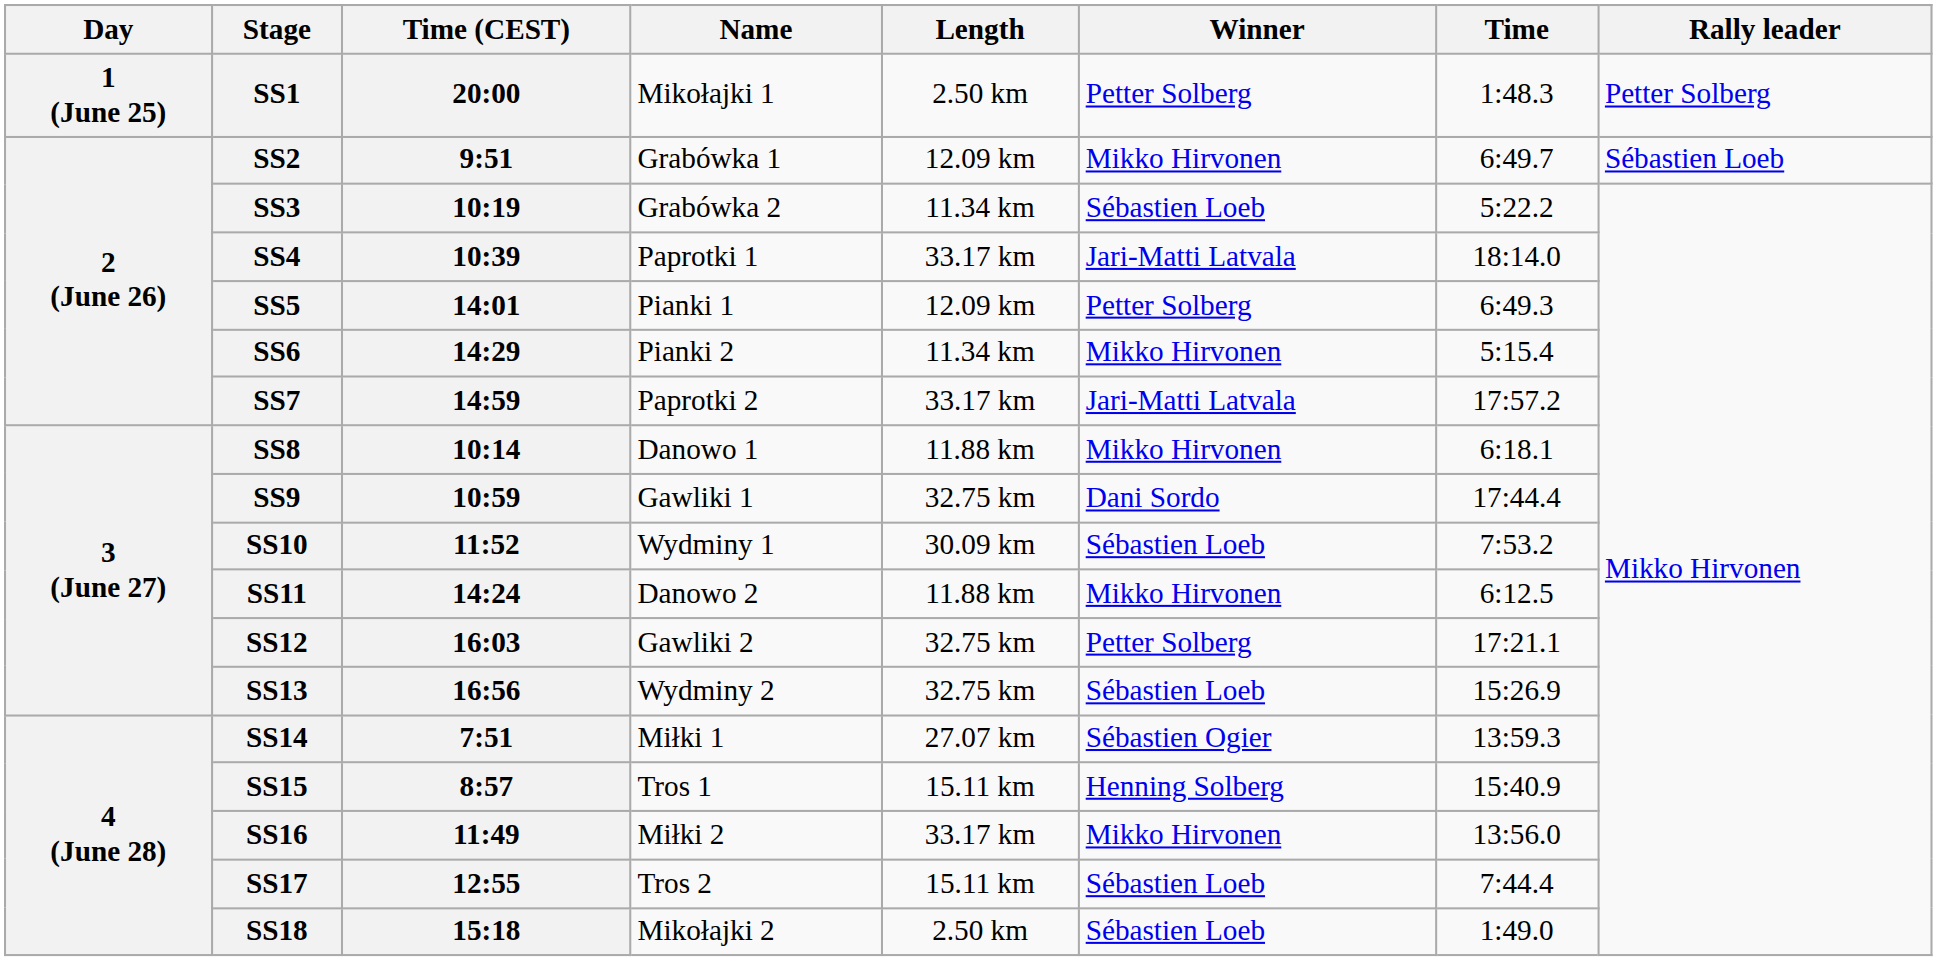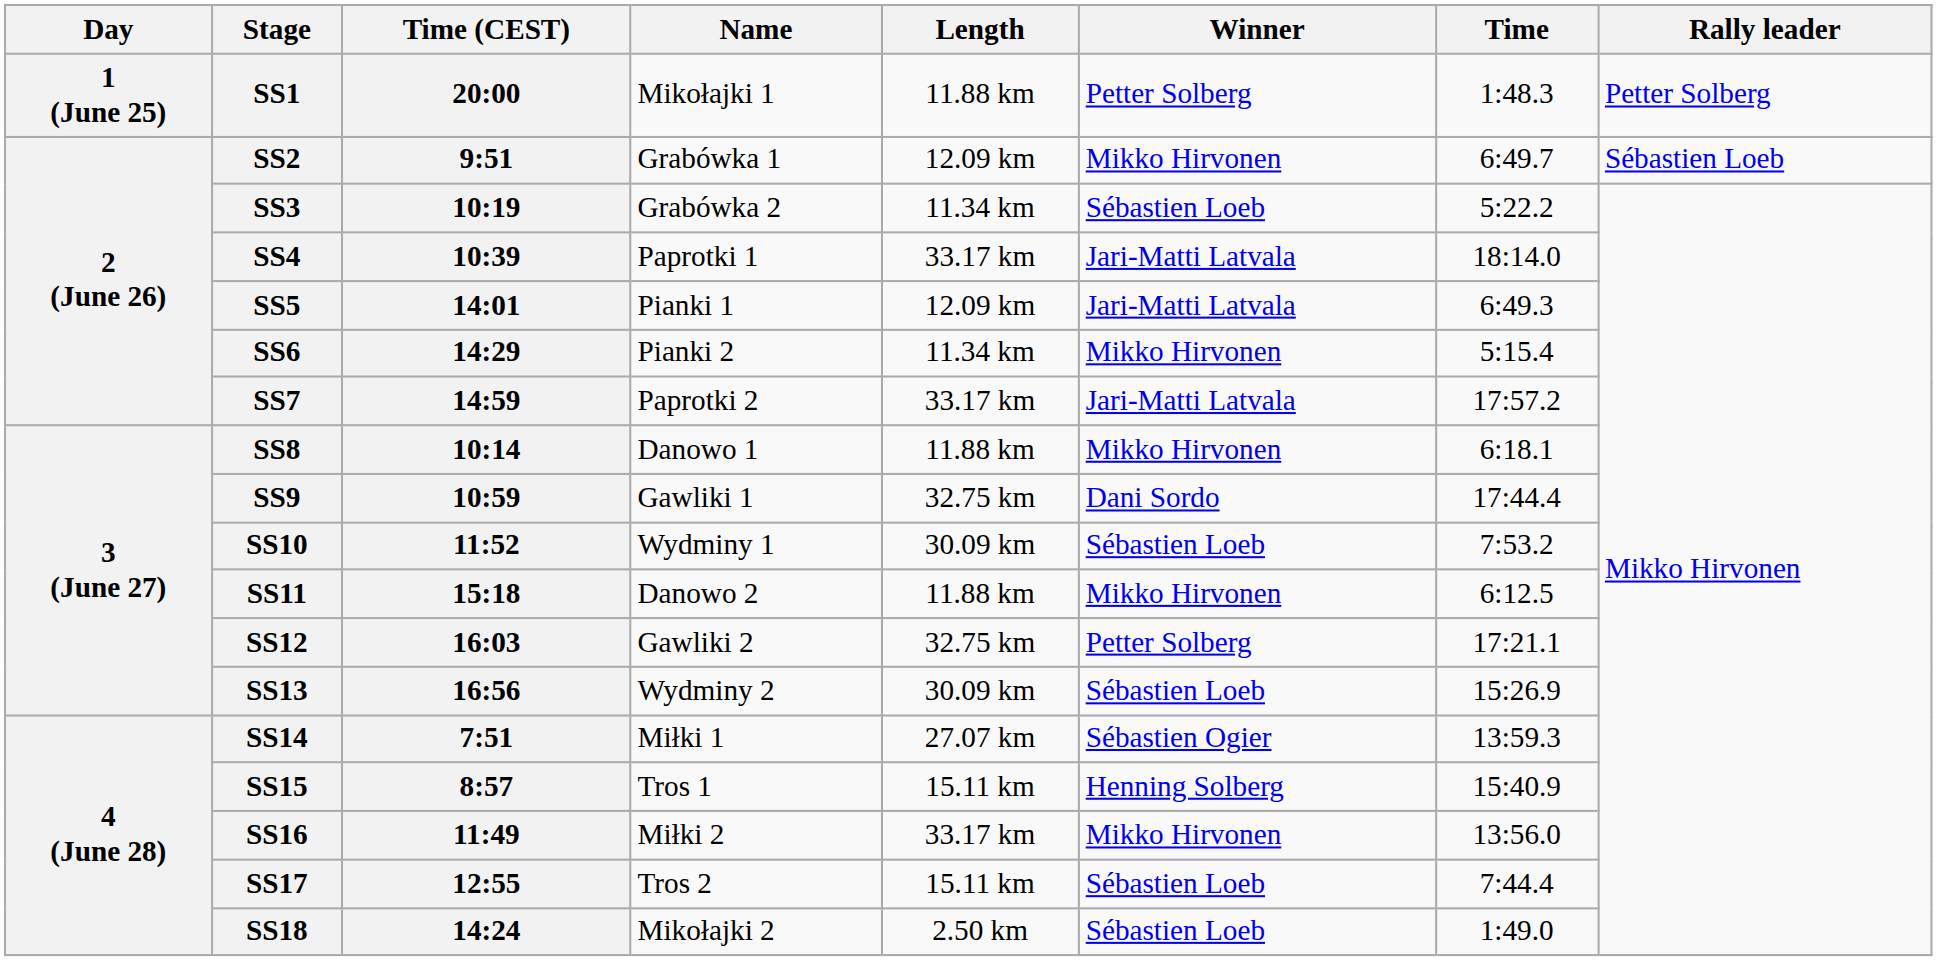(980, 94) 2.50 km -> (980, 94) 11.88 km
(1169, 304) Petter Solberg -> (1191, 304) Jari-Matti Latvala
(486, 593) 14:24 -> (486, 593) 15:18
(980, 690) 32.75 km -> (980, 690) 30.09 km
(486, 931) 15:18 -> (486, 931) 14:24
